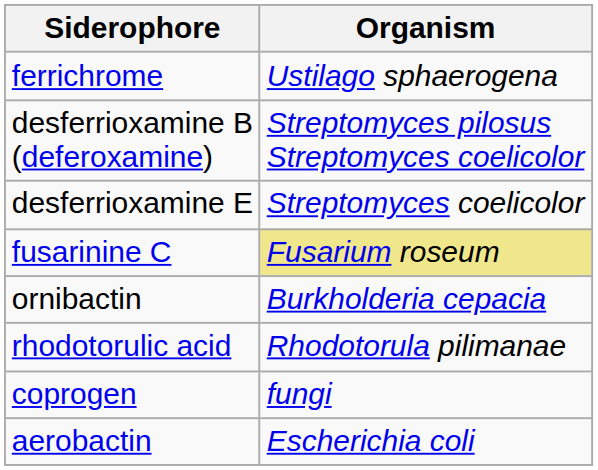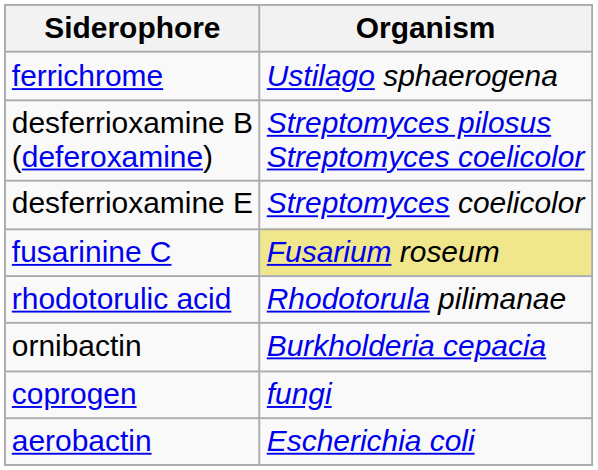rows swapped: (77, 299) <-> (122, 346)
